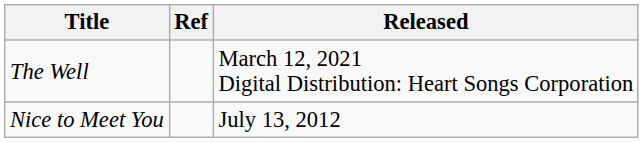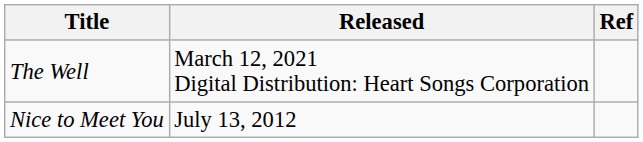columns swapped: (426, 22) <-> (191, 22)
